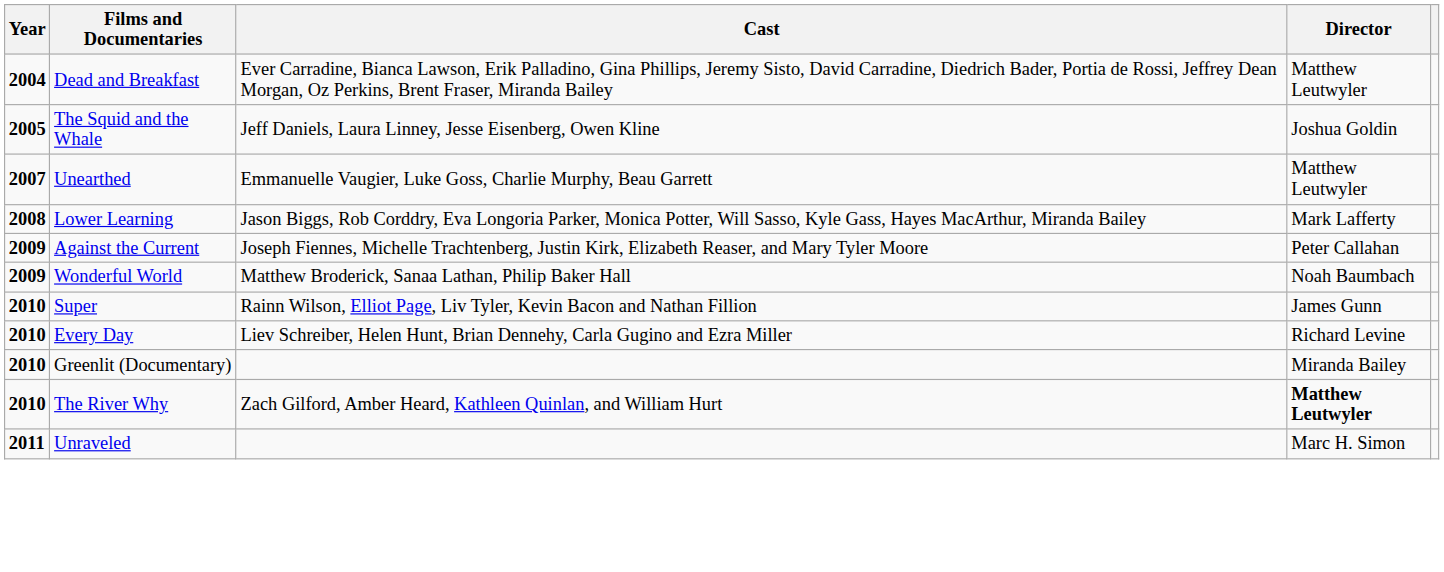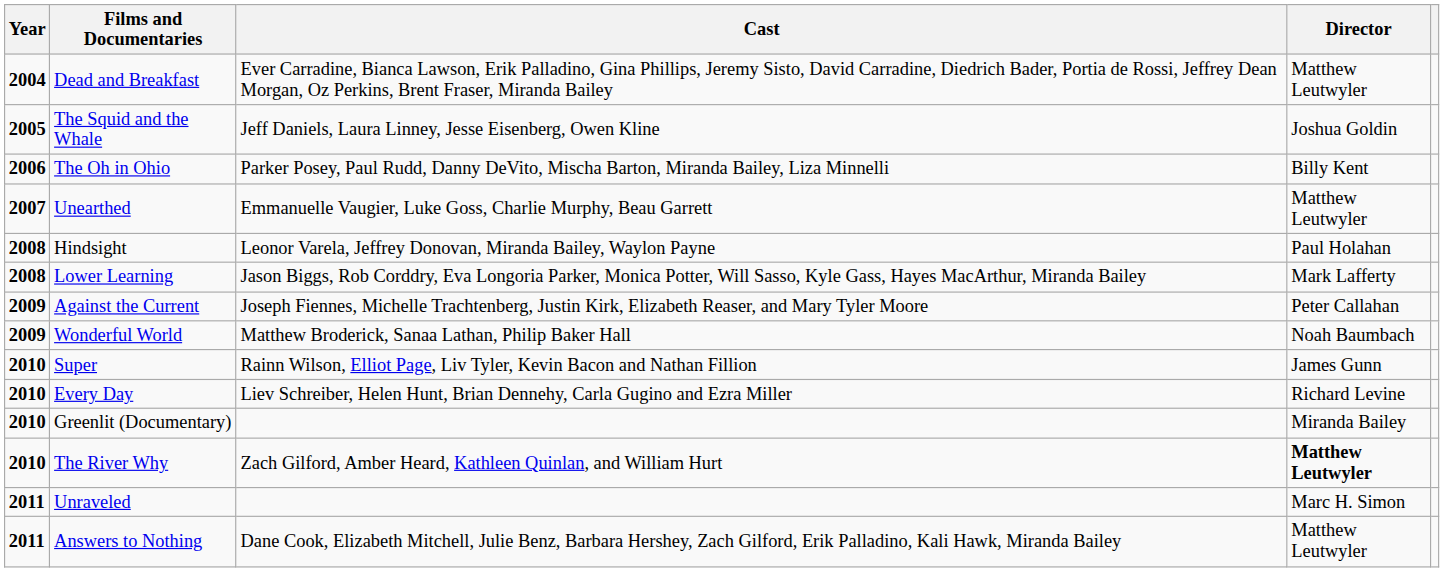+ row: (112, 168)
+ row: (90, 247)
+ row: (128, 541)
